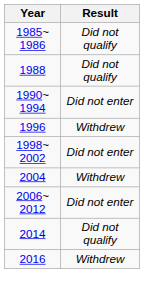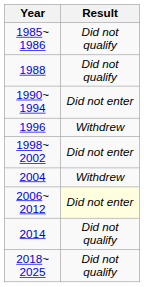(100, 202) no background -> (100, 202) lightyellow background
- row: (33, 259)
+ row: (33, 265)
